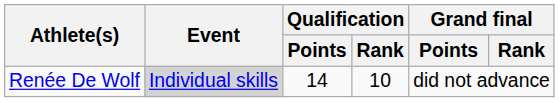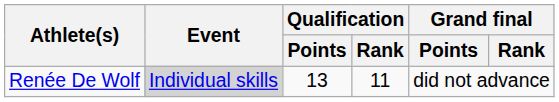(317, 81) 14 -> (317, 81) 13
(380, 81) 10 -> (380, 81) 11
